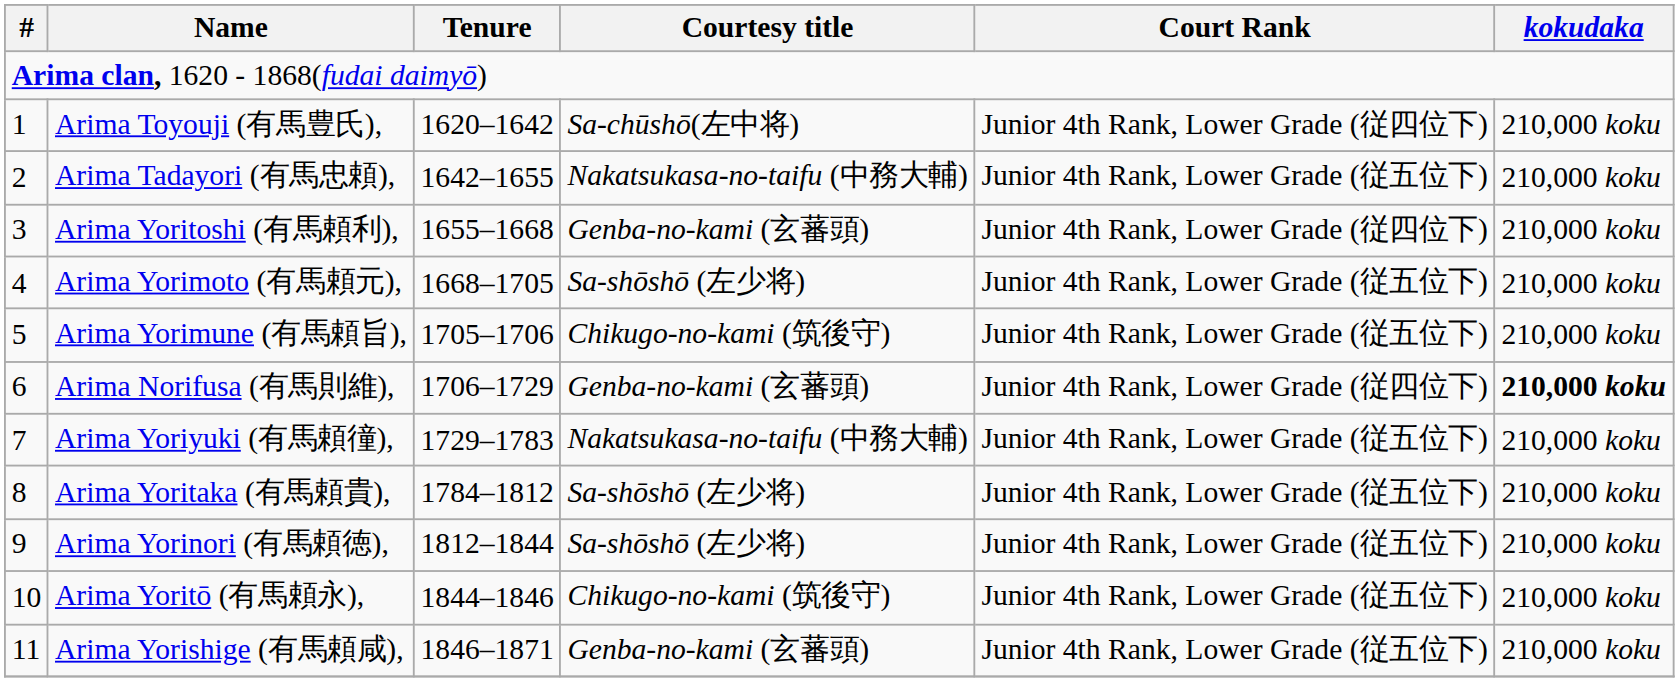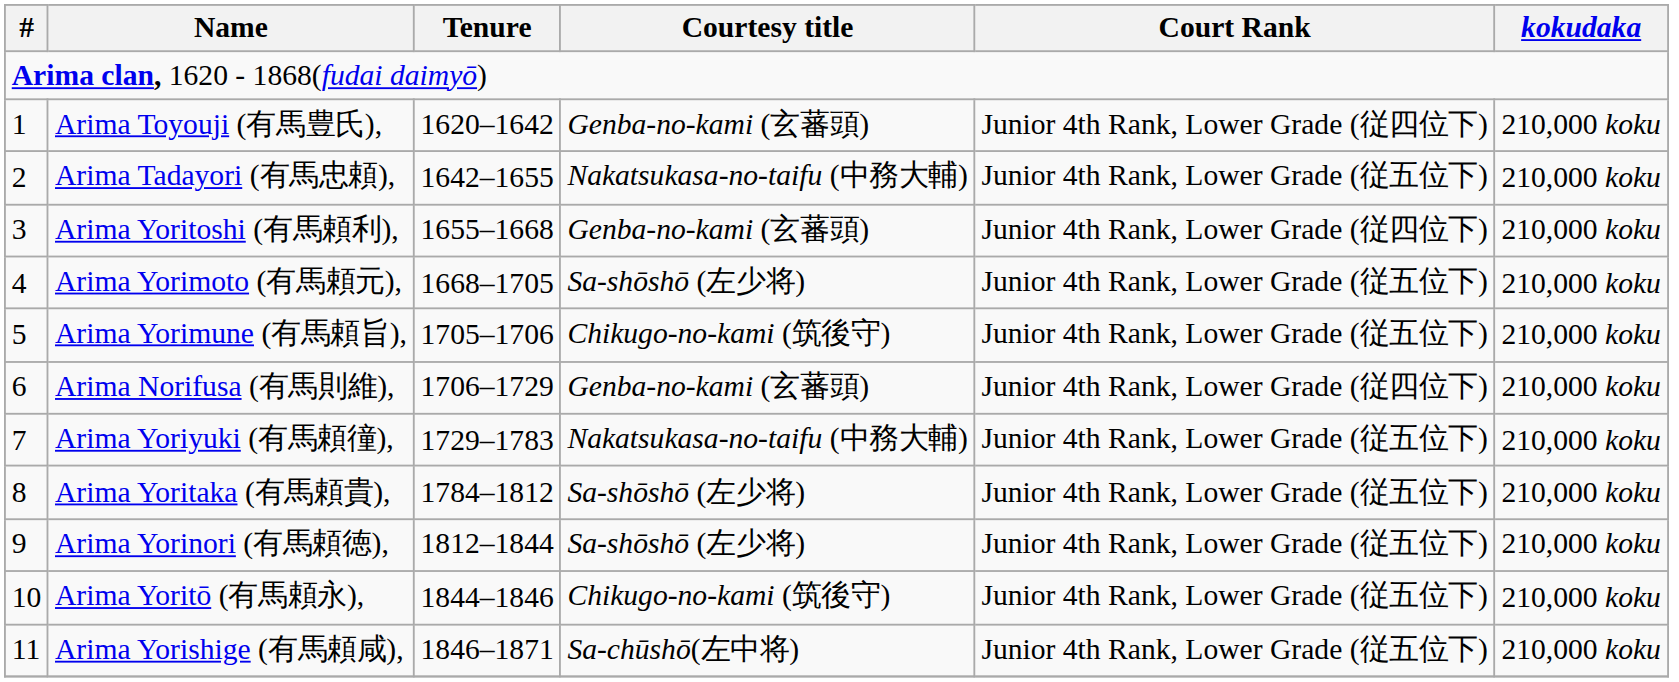(683, 123) Sa-chūshō(左中将) -> (718, 123) Genba-no-kami (玄蕃頭)
(1584, 387) bold -> (1581, 387) normal
(718, 648) Genba-no-kami (玄蕃頭) -> (683, 648) Sa-chūshō(左中将)
